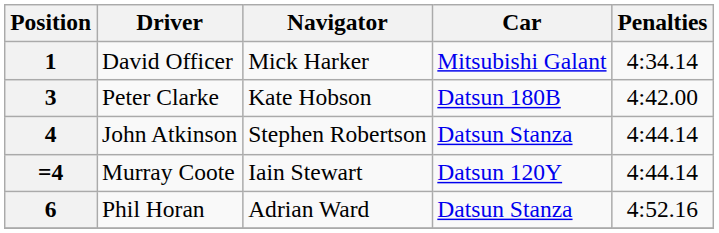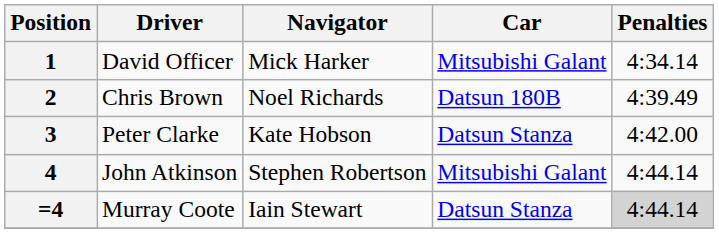+ row: (51, 97)
(499, 97) Datsun 180B -> (505, 135) Datsun Stanza
(505, 135) Datsun Stanza -> (522, 172) Mitsubishi Galant
(500, 172) Datsun 120Y -> (505, 209) Datsun Stanza
(662, 172) no background -> (662, 209) lightgrey background
- row: (51, 209)
